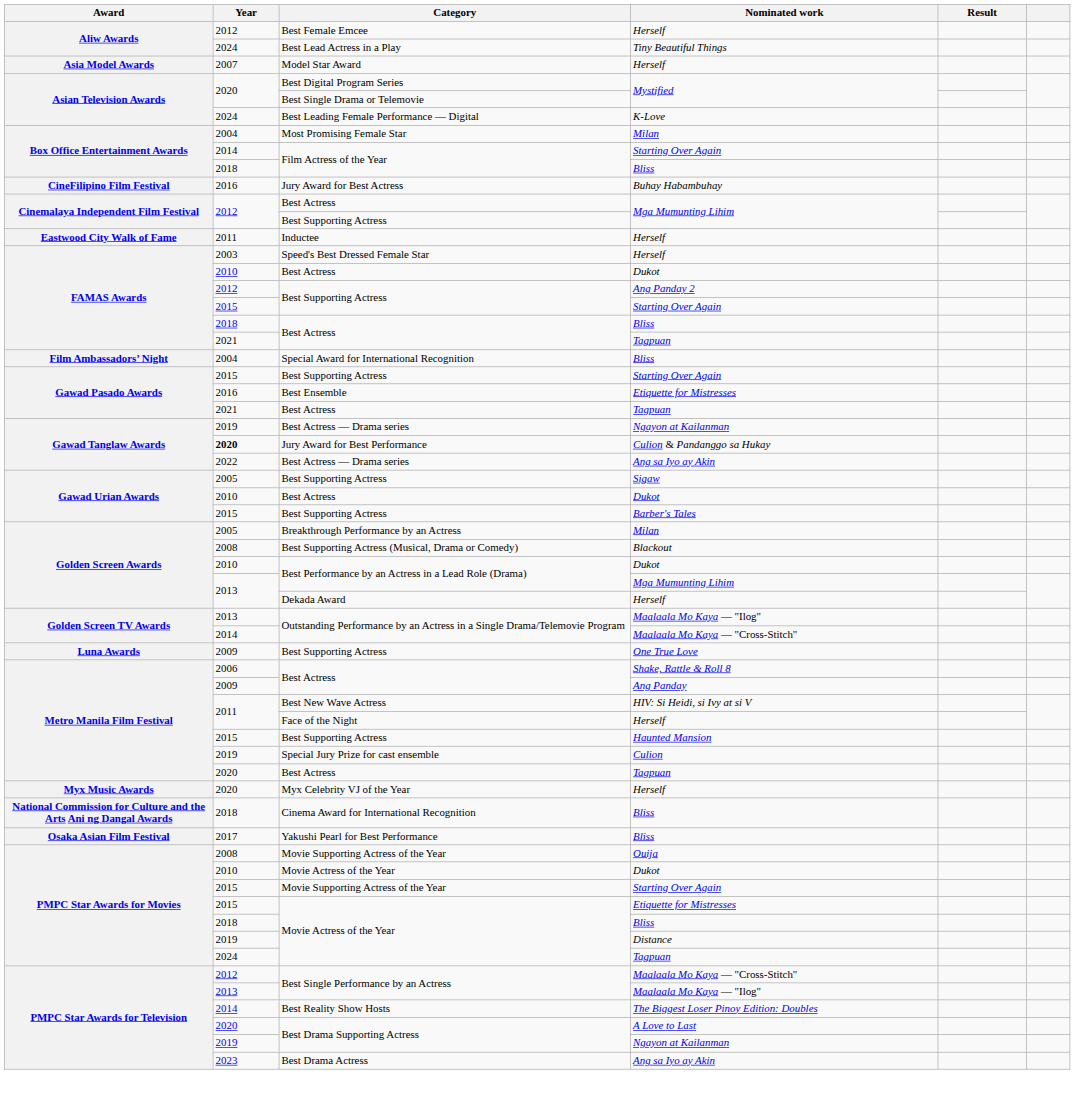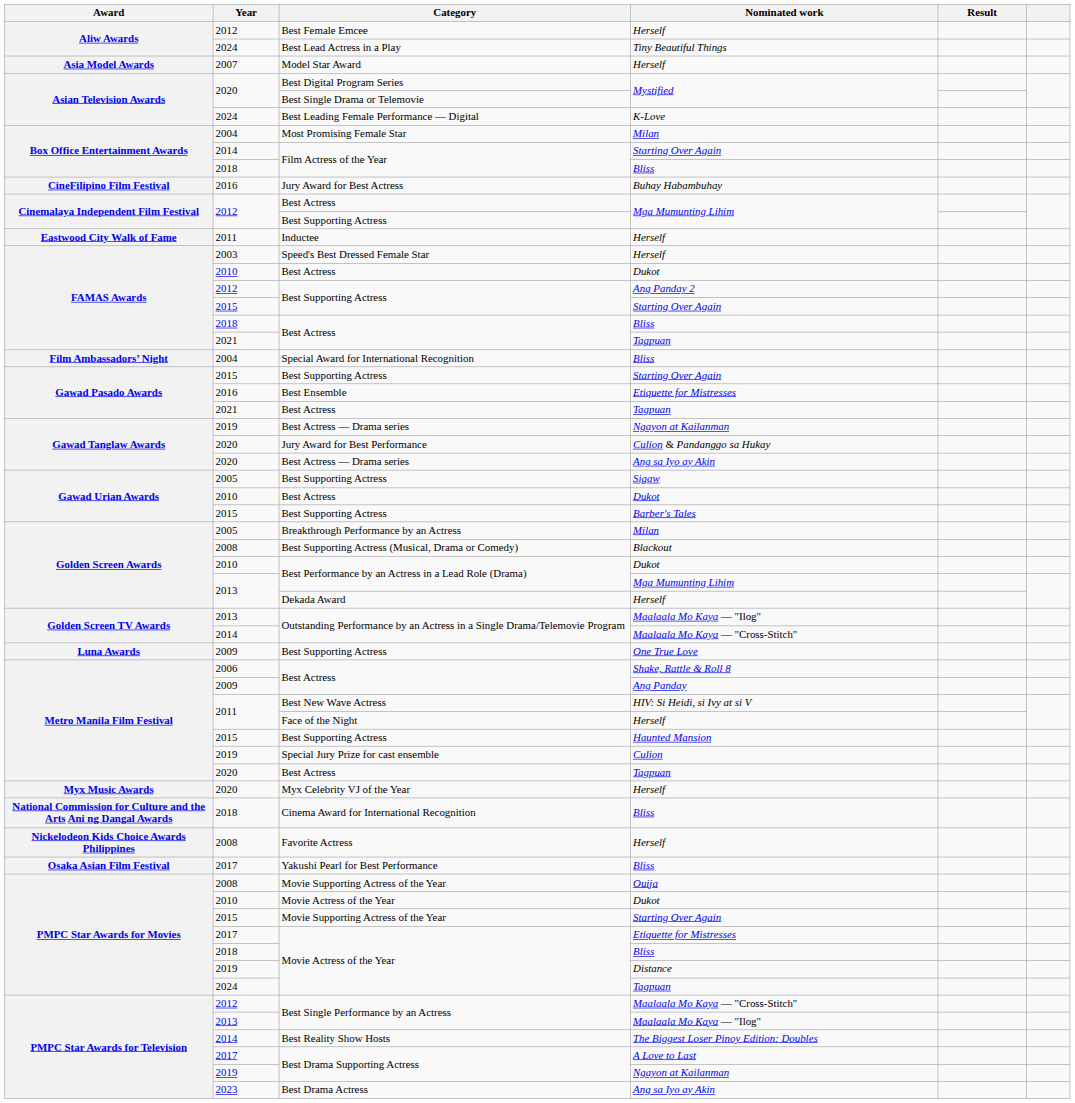(226, 444) bold -> (226, 444) normal
(226, 461) 2022 -> (226, 461) 2020
+ row: (317, 842)
(226, 905) 2015 -> (226, 934) 2017
(226, 1026) 2020 -> (226, 1055) 2017
